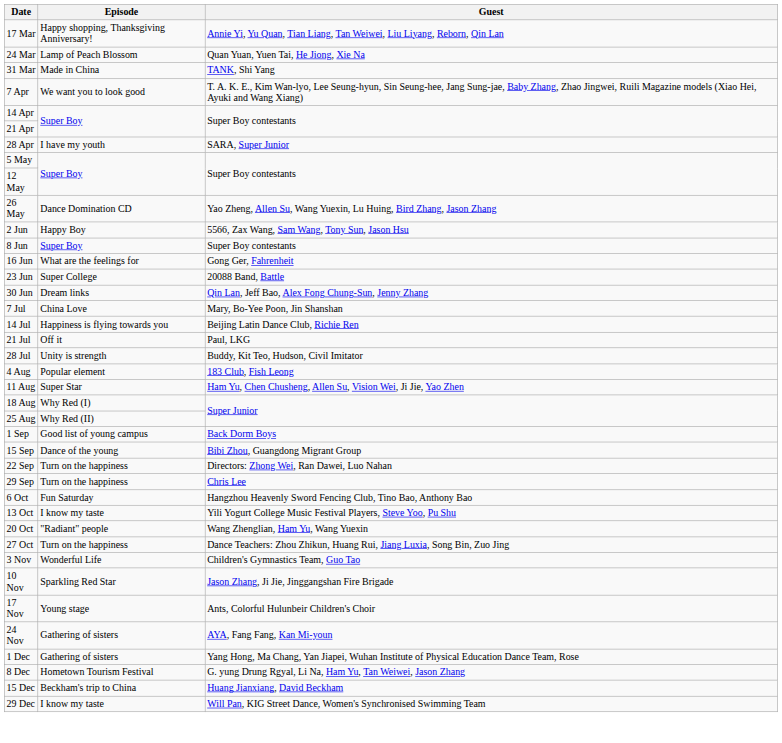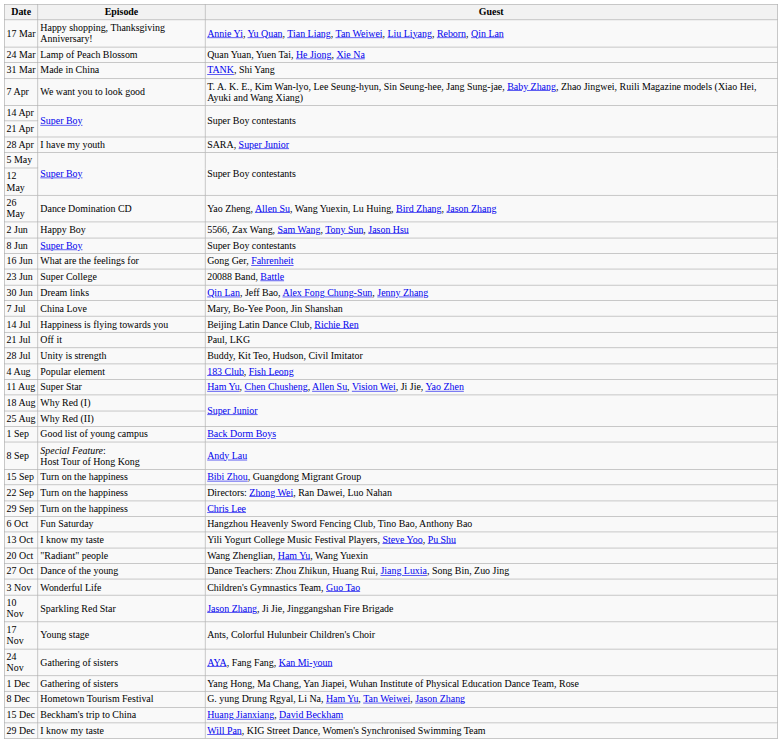+ row: (18, 455)
(79, 450) Dance of the young -> (84, 477) Turn on the happiness
(84, 544) Turn on the happiness -> (79, 571) Dance of the young
